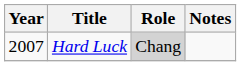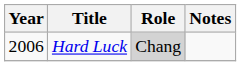(26, 46) 2007 -> (26, 46) 2006
